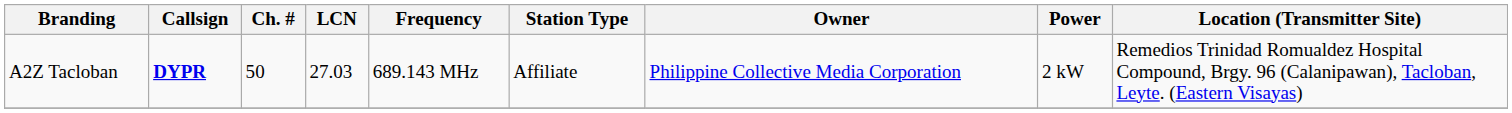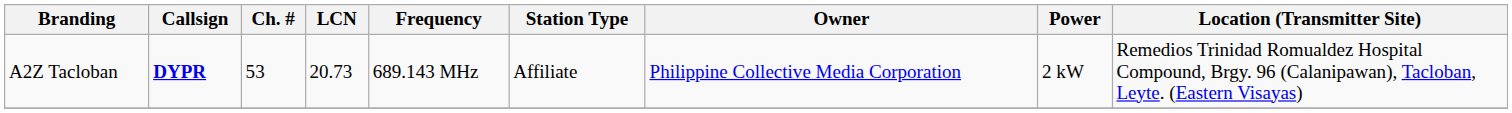(255, 71) 50 -> (255, 71) 53
(331, 71) 27.03 -> (331, 71) 20.73
